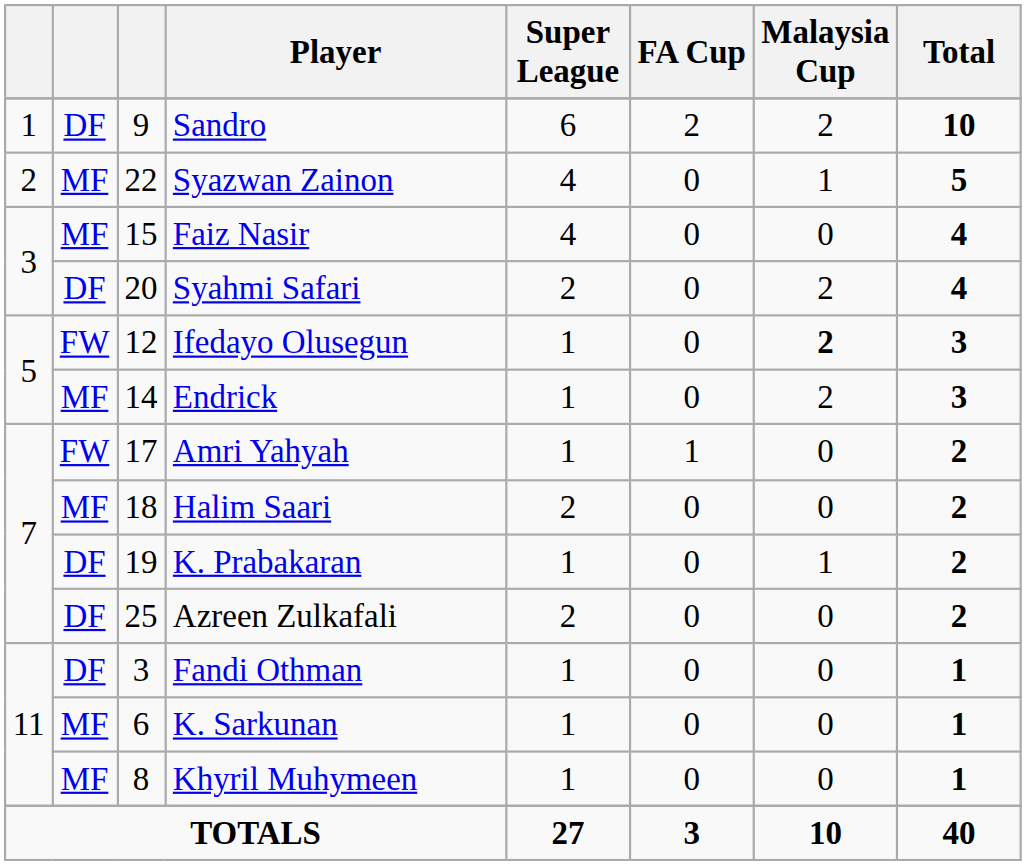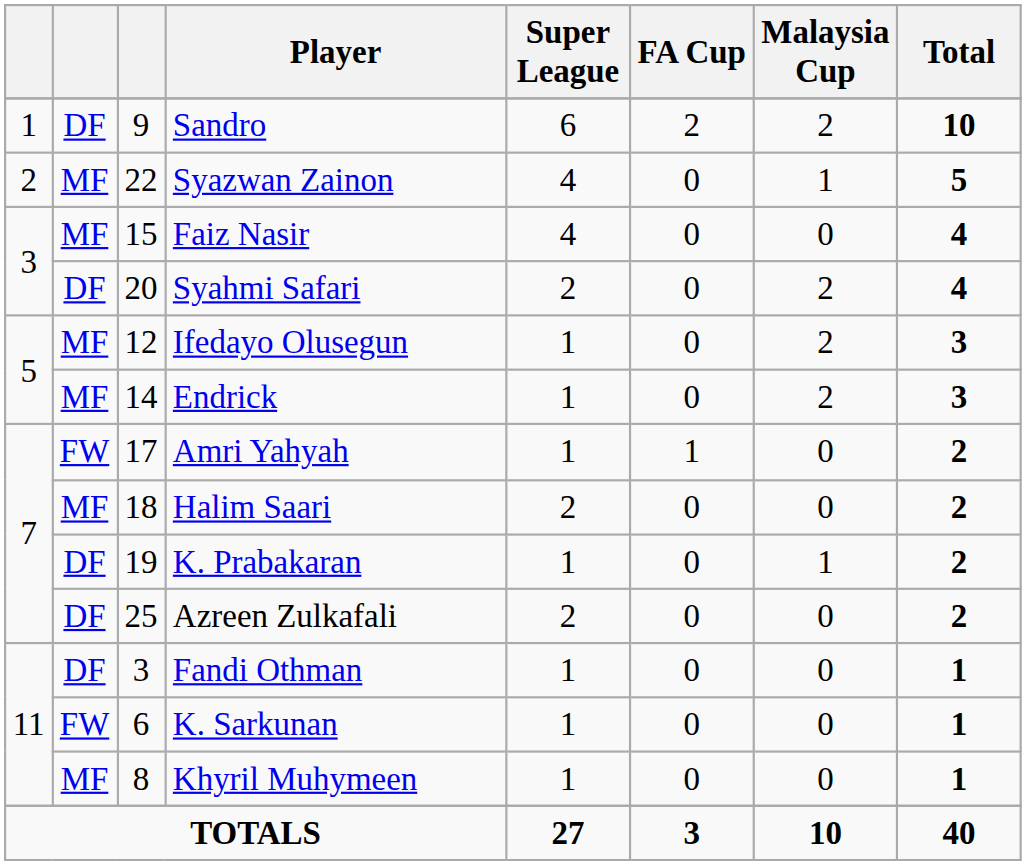(85, 342) FW -> (85, 342) MF
(825, 342) bold -> (825, 342) normal
(85, 723) MF -> (85, 723) FW
